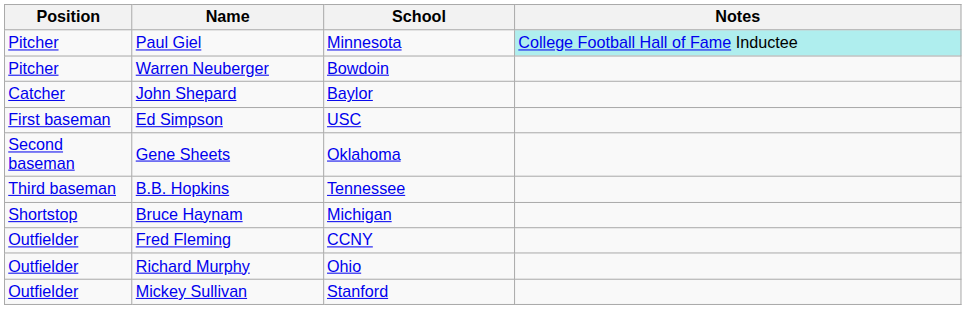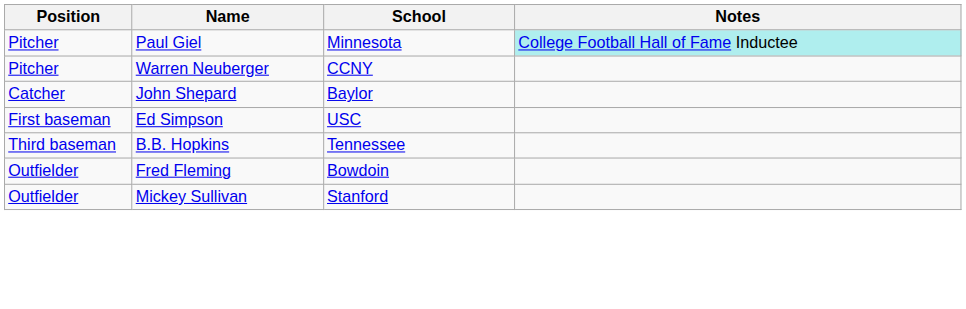(358, 68) Bowdoin -> (350, 68) CCNY
- row: (183, 154)
- row: (189, 214)
(350, 240) CCNY -> (358, 171) Bowdoin
- row: (193, 266)
